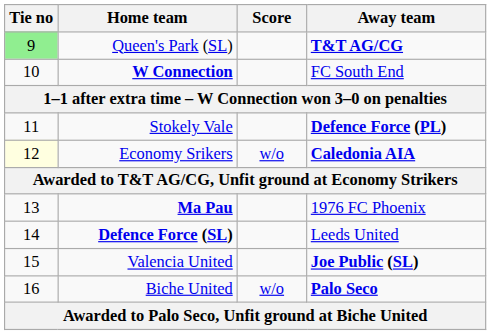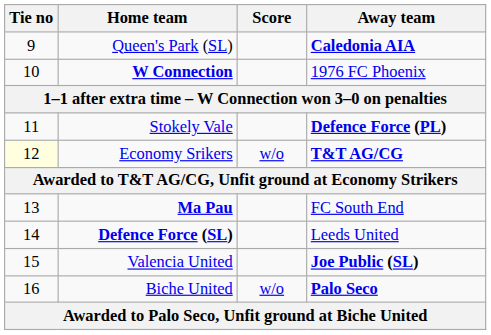(31, 45) lightgreen background -> (31, 45) no background
(357, 45) T&T AG/CG -> (363, 45) Caledonia AIA
(357, 72) FC South End -> (368, 72) 1976 FC Phoenix
(363, 153) Caledonia AIA -> (357, 153) T&T AG/CG
(368, 207) 1976 FC Phoenix -> (357, 207) FC South End
